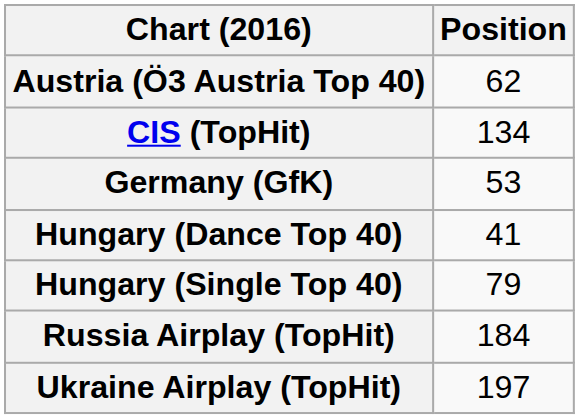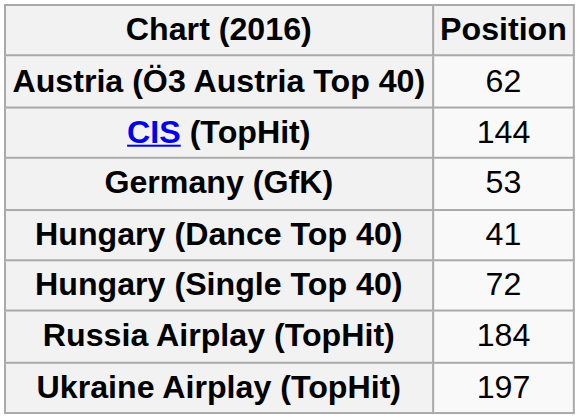(503, 132) 134 -> (503, 132) 144
(503, 285) 79 -> (503, 285) 72
